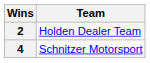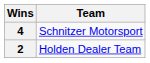rows swapped: (20, 49) <-> (20, 31)
